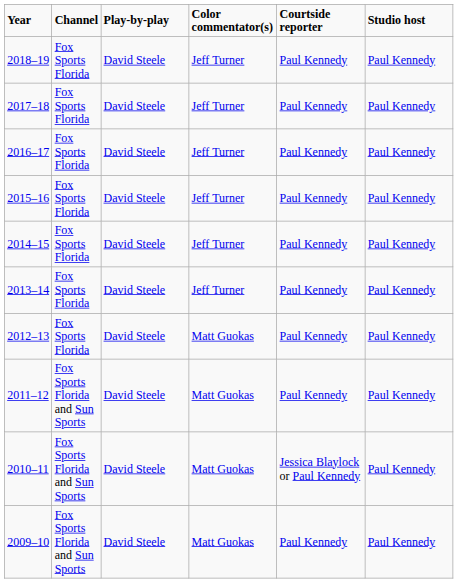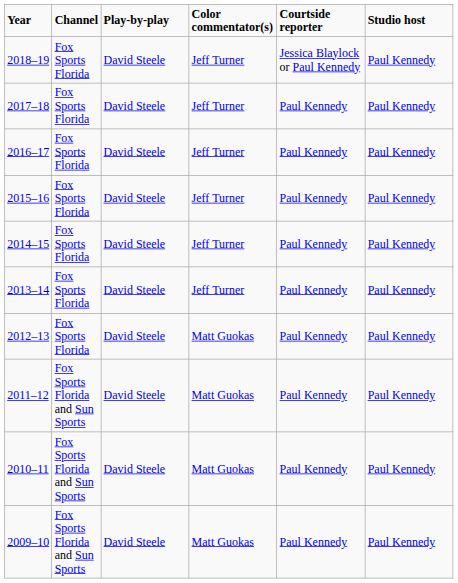(313, 60) Paul Kennedy -> (320, 60) Jessica Blaylock or Paul Kennedy
(320, 468) Jessica Blaylock or Paul Kennedy -> (313, 468) Paul Kennedy
